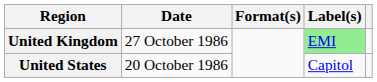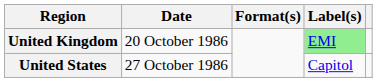(176, 41) 27 October 1986 -> (176, 41) 20 October 1986
(176, 65) 20 October 1986 -> (176, 65) 27 October 1986
